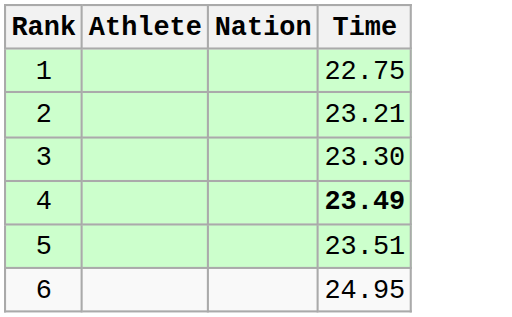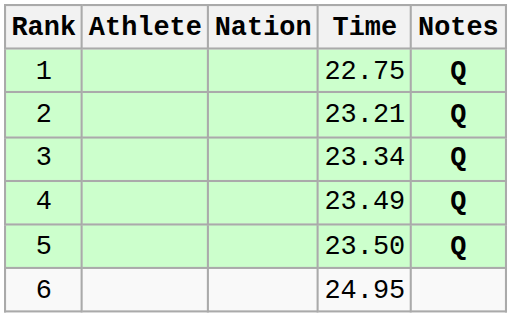+ column: (458, 27)
(365, 159) 23.30 -> (365, 159) 23.34
(365, 202) bold -> (365, 202) normal
(365, 246) 23.51 -> (365, 246) 23.50
